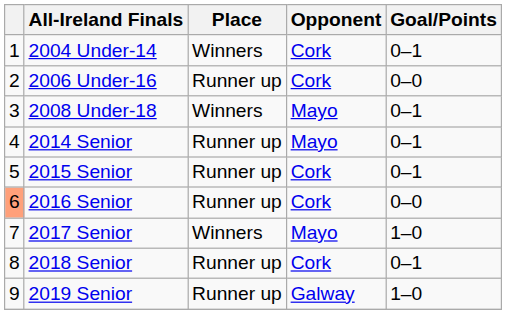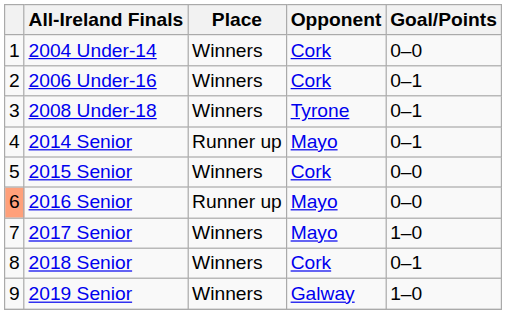(406, 50) 0–1 -> (406, 50) 0–0
(237, 80) Runner up -> (227, 80) Winners
(406, 80) 0–0 -> (406, 80) 0–1
(314, 111) Mayo -> (320, 111) Tyrone
(237, 171) Runner up -> (227, 171) Winners
(406, 171) 0–1 -> (406, 171) 0–0
(311, 202) Cork -> (314, 202) Mayo
(237, 263) Runner up -> (227, 263) Winners
(237, 293) Runner up -> (227, 293) Winners
